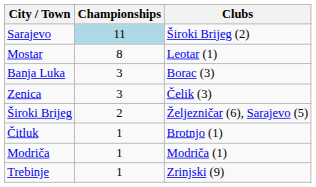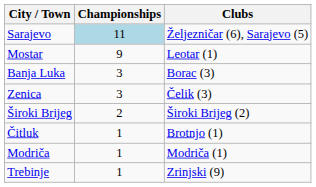(208, 34) Široki Brijeg (2) -> (238, 34) Željezničar (6), Sarajevo (5)
(119, 53) 8 -> (119, 53) 9
(238, 113) Željezničar (6), Sarajevo (5) -> (208, 113) Široki Brijeg (2)
